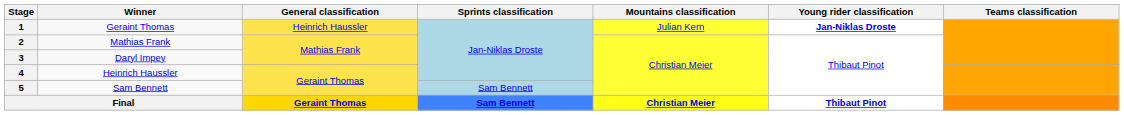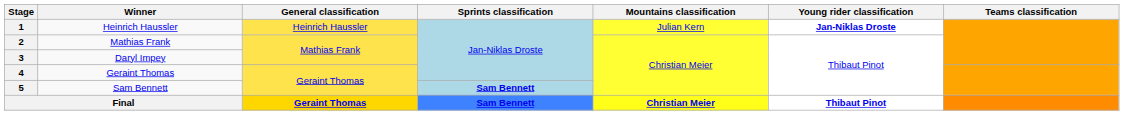(140, 27) Geraint Thomas -> (140, 27) Heinrich Haussler
(140, 73) Heinrich Haussler -> (140, 73) Geraint Thomas
(505, 88) normal -> (505, 88) bold
